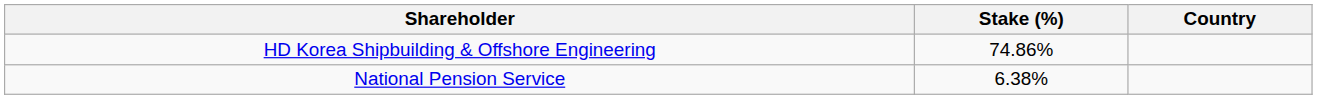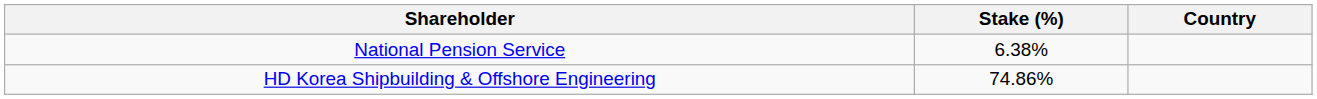rows swapped: (460, 49) <-> (460, 79)
